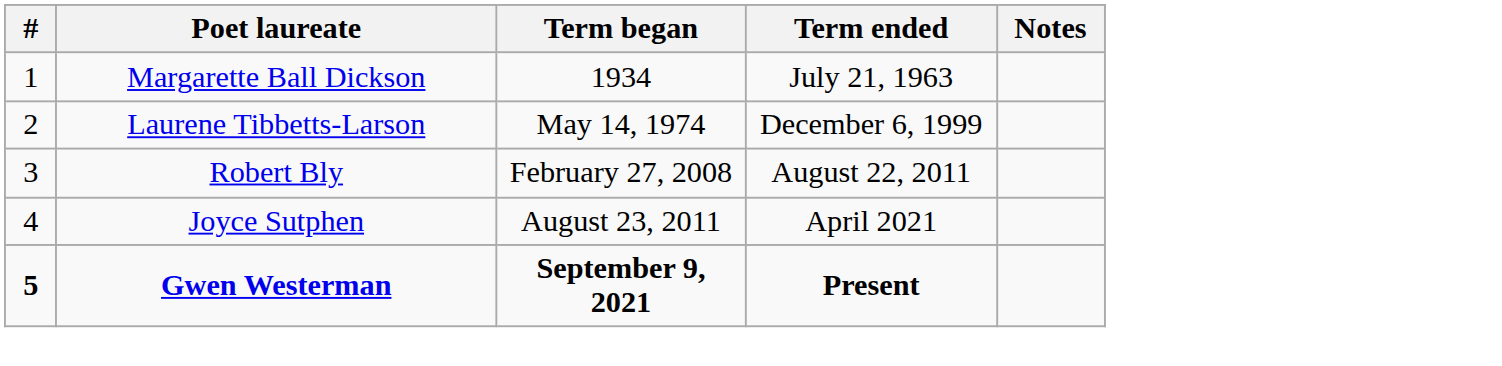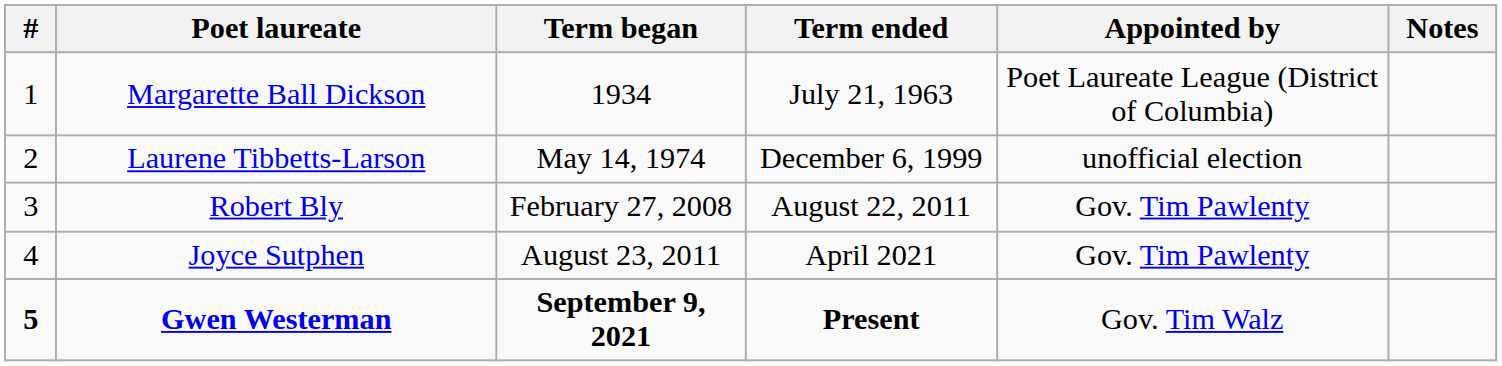+ column: (1192, 28)
